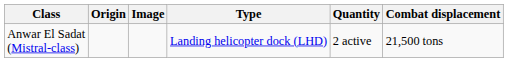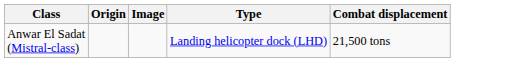- column: (356, 14)
